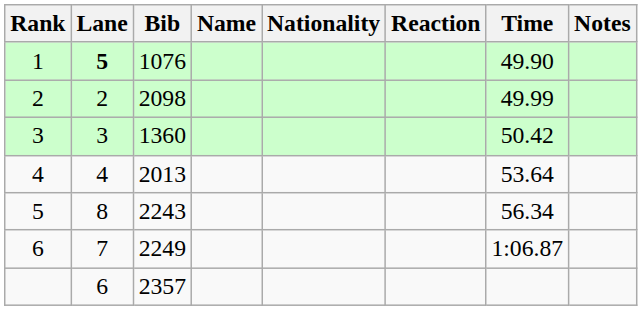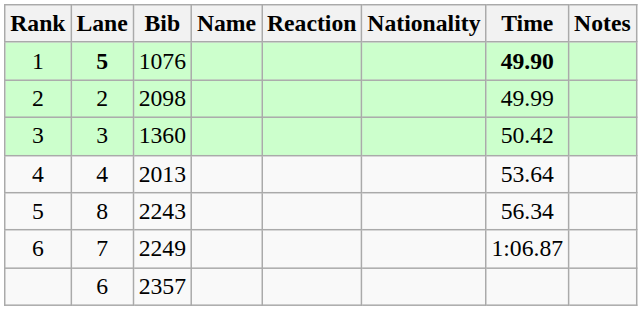columns swapped: (324, 23) <-> (436, 23)
(527, 60) normal -> (527, 60) bold
